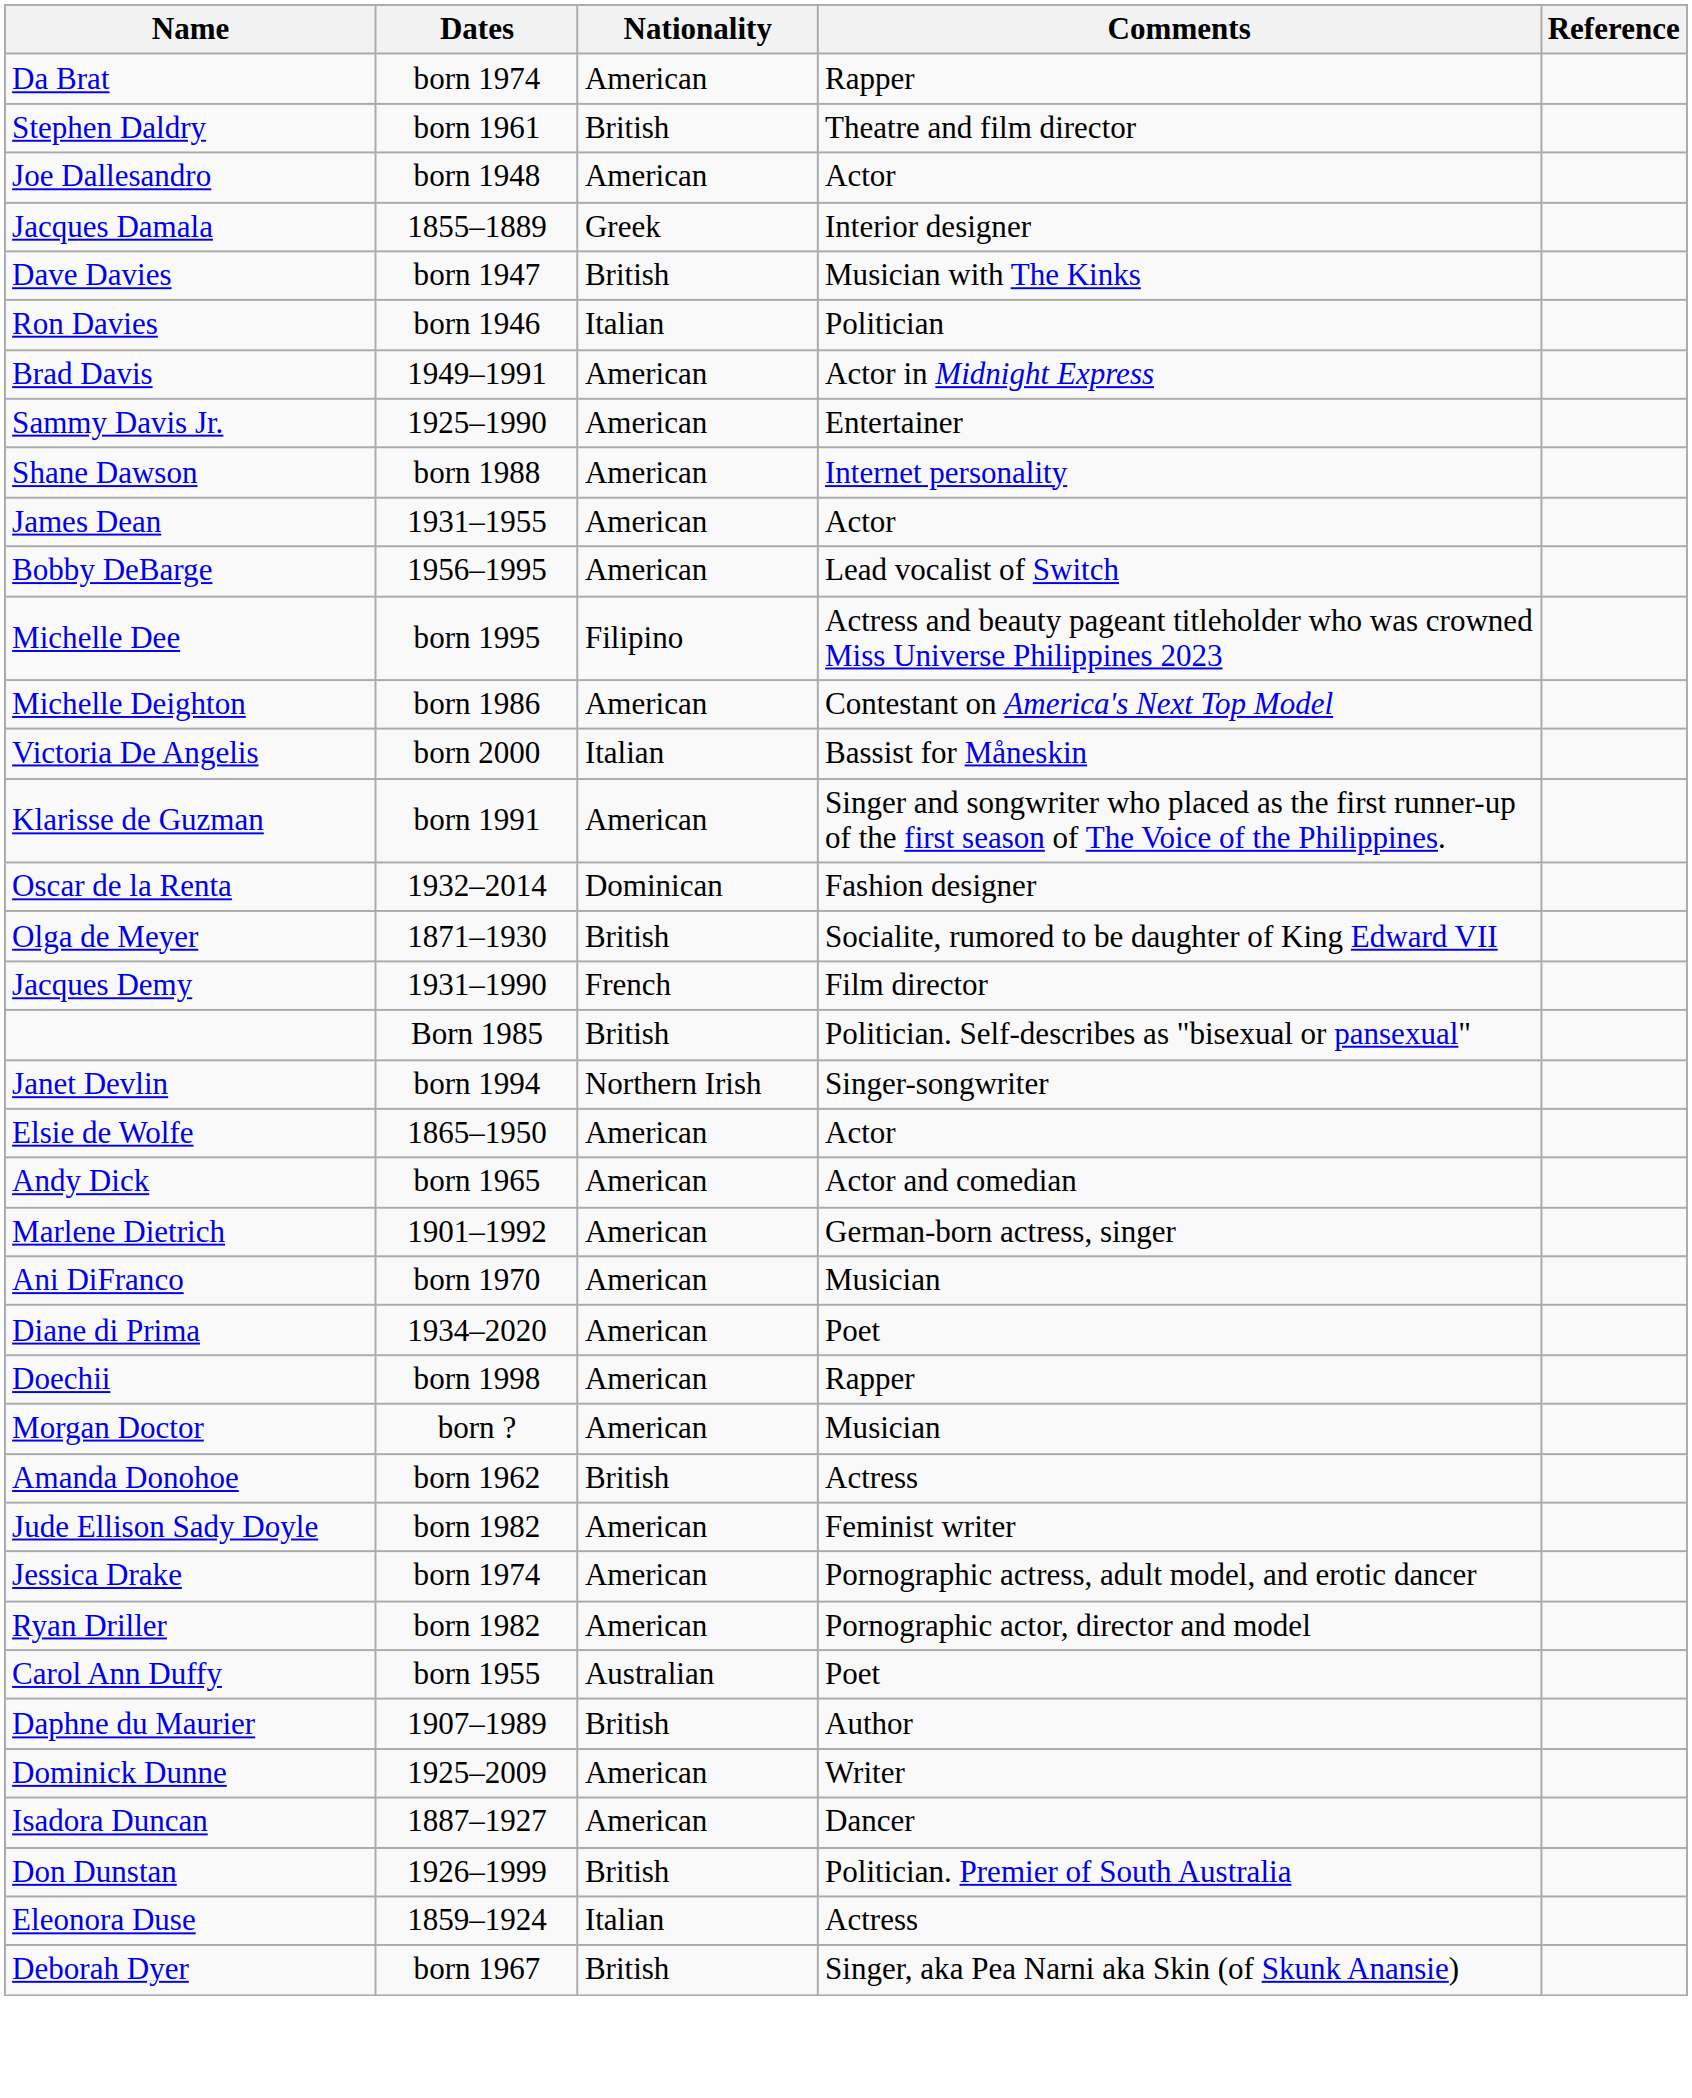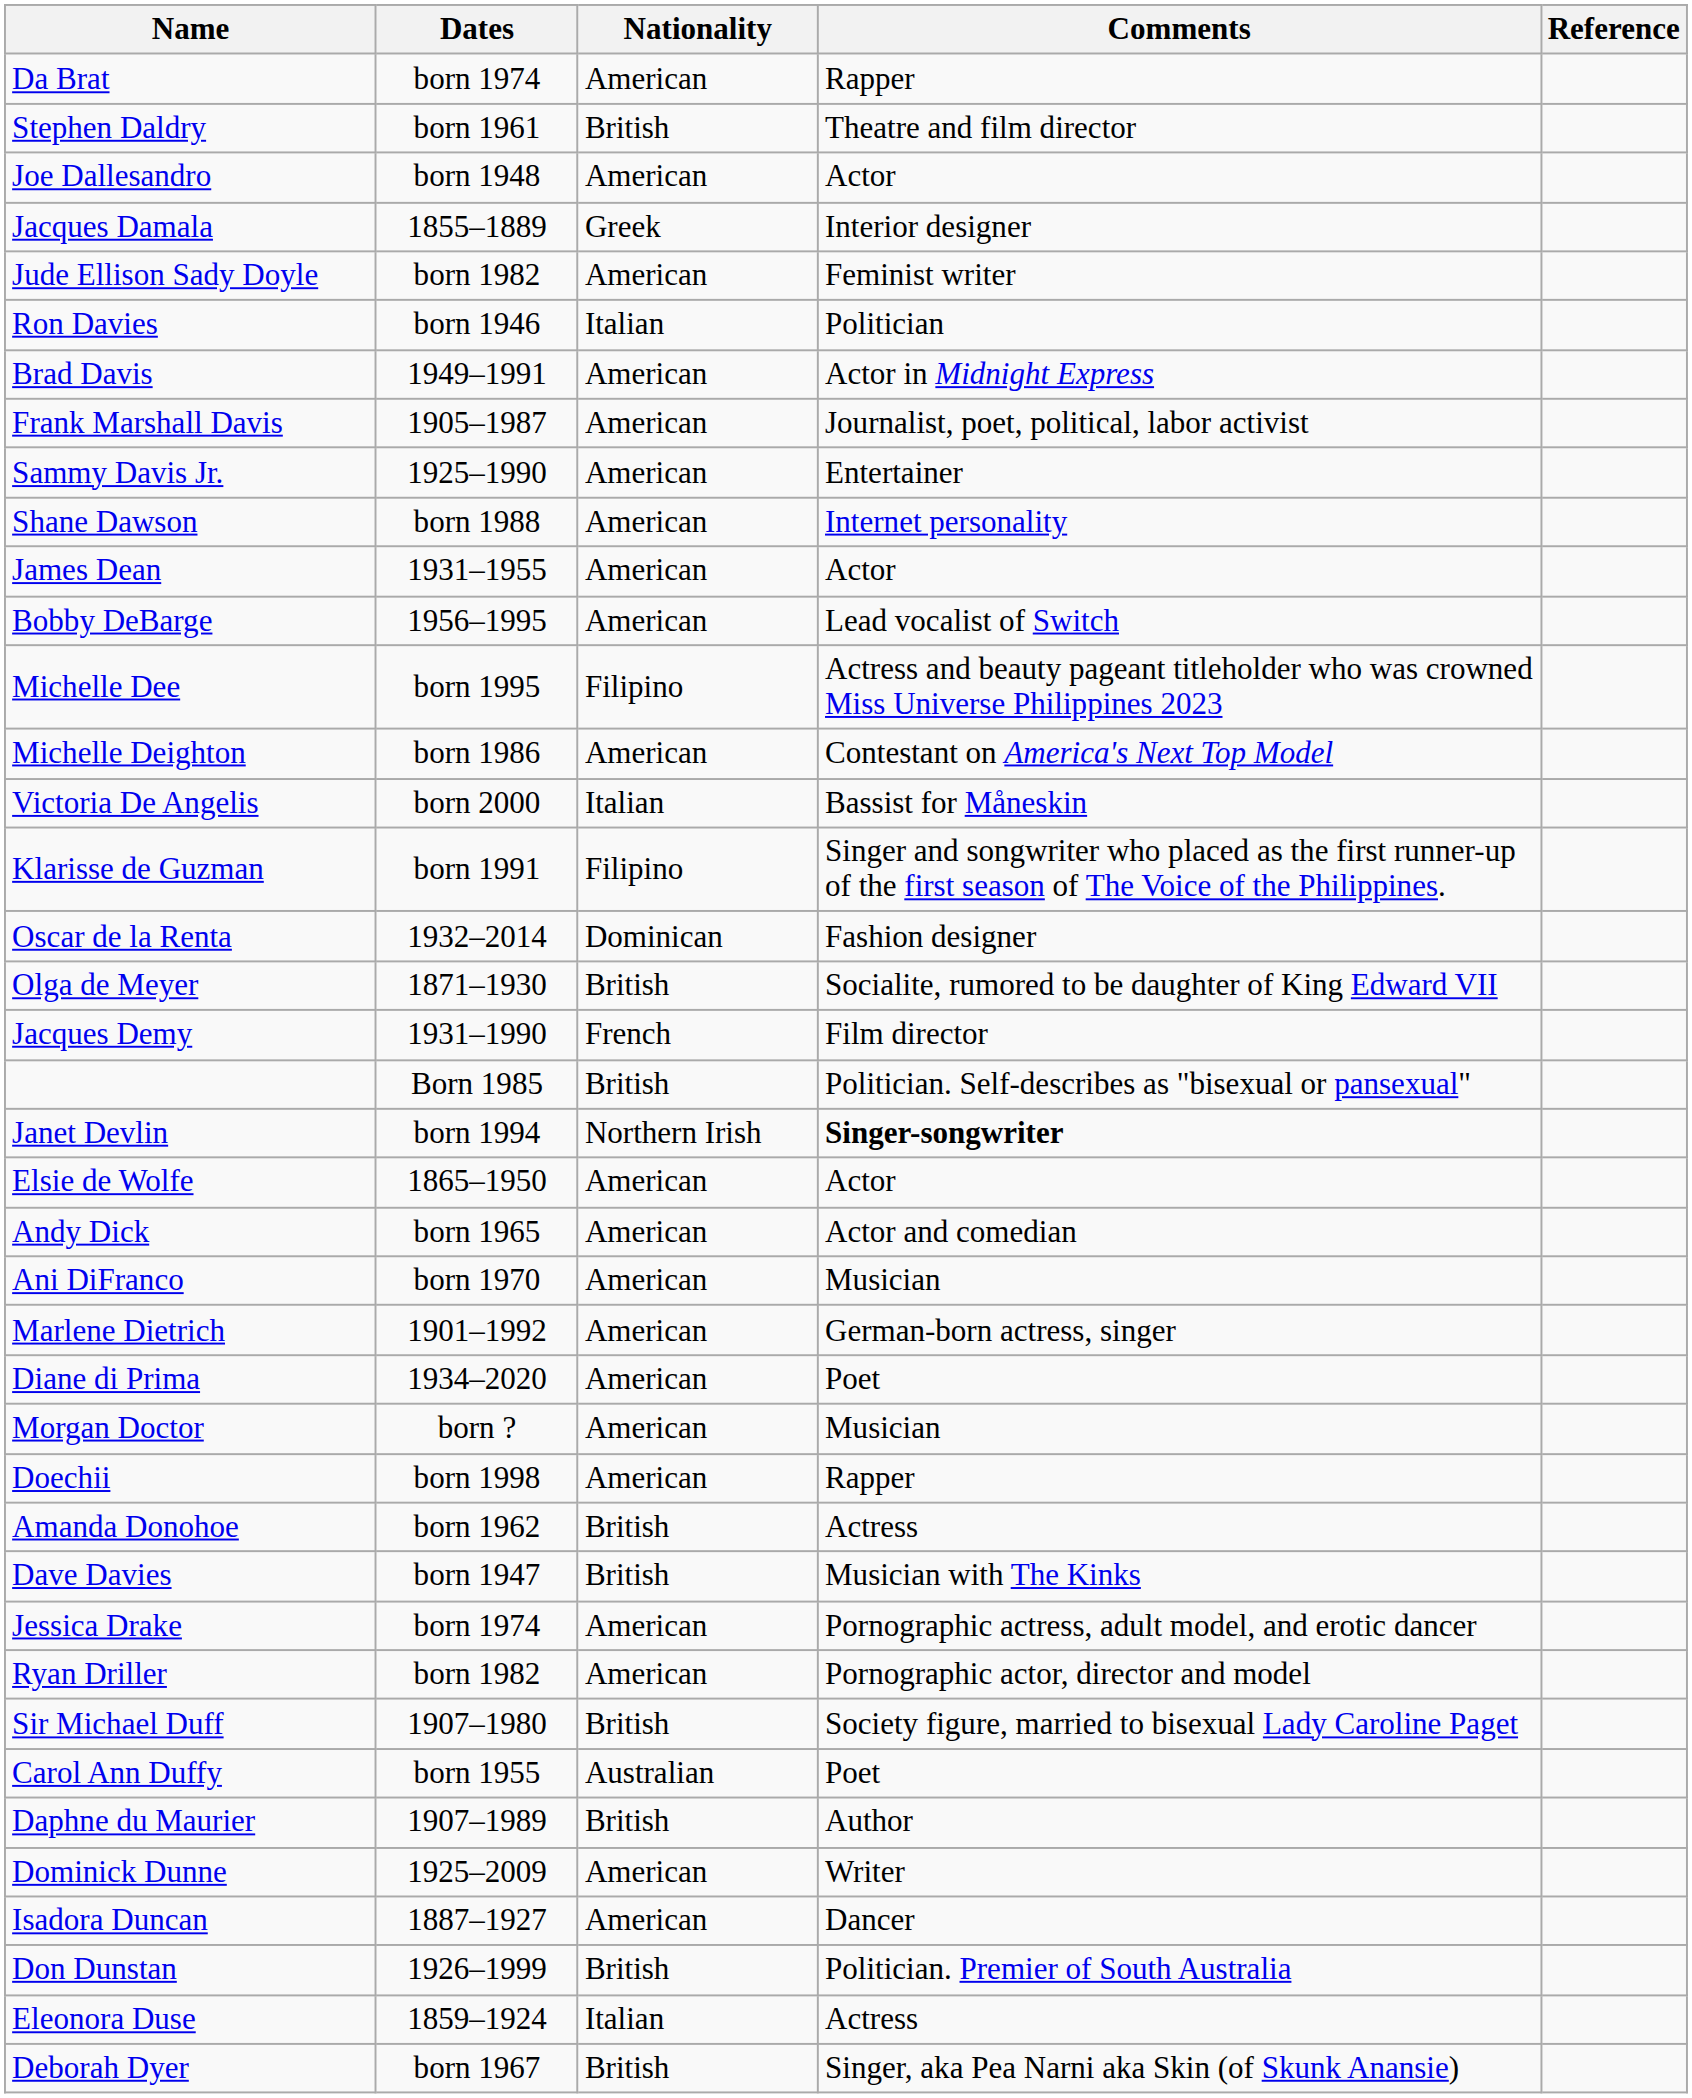rows swapped: (92, 275) <-> (165, 1526)
+ row: (147, 422)
(646, 819) American -> (634, 869) Filipino
(937, 1083) normal -> (944, 1132) bold
rows swapped: (119, 1231) <-> (98, 1280)
rows swapped: (108, 1428) <-> (61, 1378)
+ row: (118, 1723)
